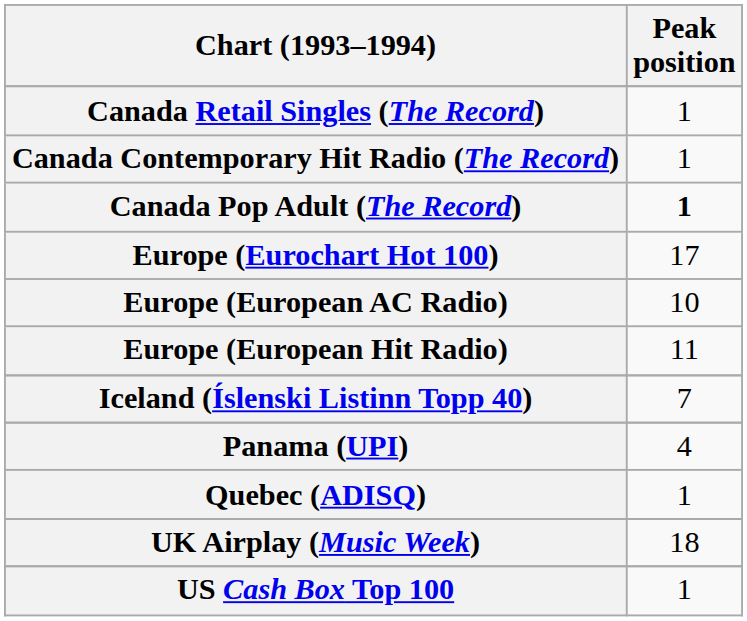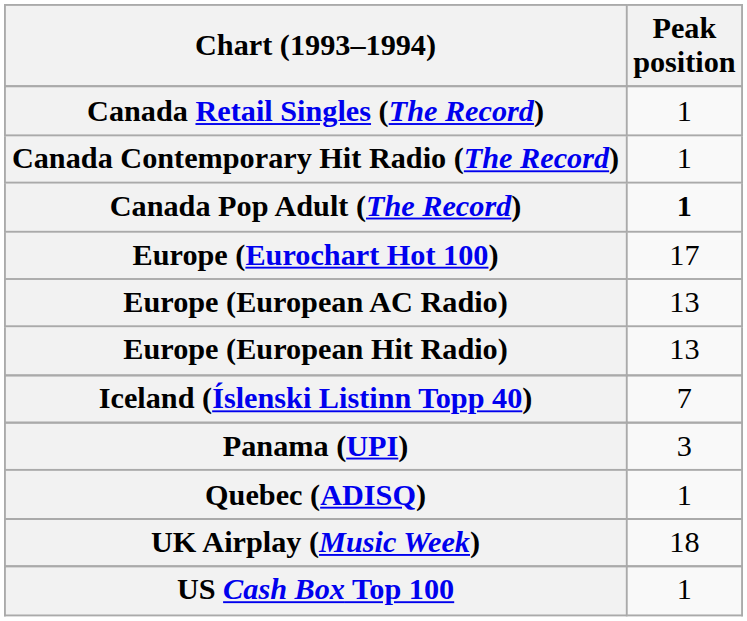(684, 302) 10 -> (684, 302) 13
(684, 350) 11 -> (684, 350) 13
(684, 446) 4 -> (684, 446) 3
